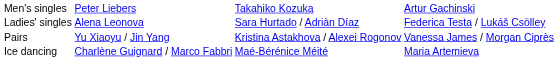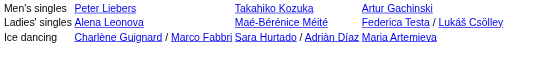(297, 23) Sara Hurtado / Adriàn Díaz -> (281, 23) Maé-Bérénice Méité
- row: (16, 37)
(281, 51) Maé-Bérénice Méité -> (297, 37) Sara Hurtado / Adriàn Díaz
